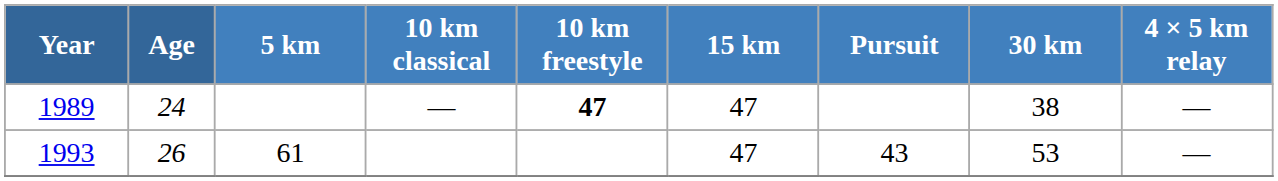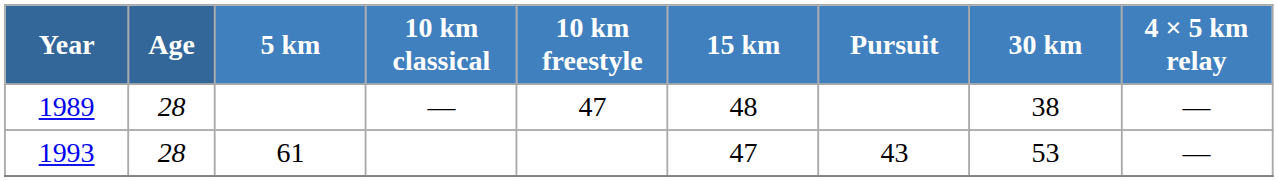(172, 106) 24 -> (172, 106) 28
(592, 106) bold -> (592, 106) normal
(743, 106) 47 -> (743, 106) 48
(172, 153) 26 -> (172, 153) 28
